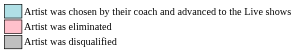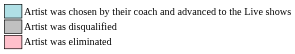rows swapped: (68, 26) <-> (70, 42)
